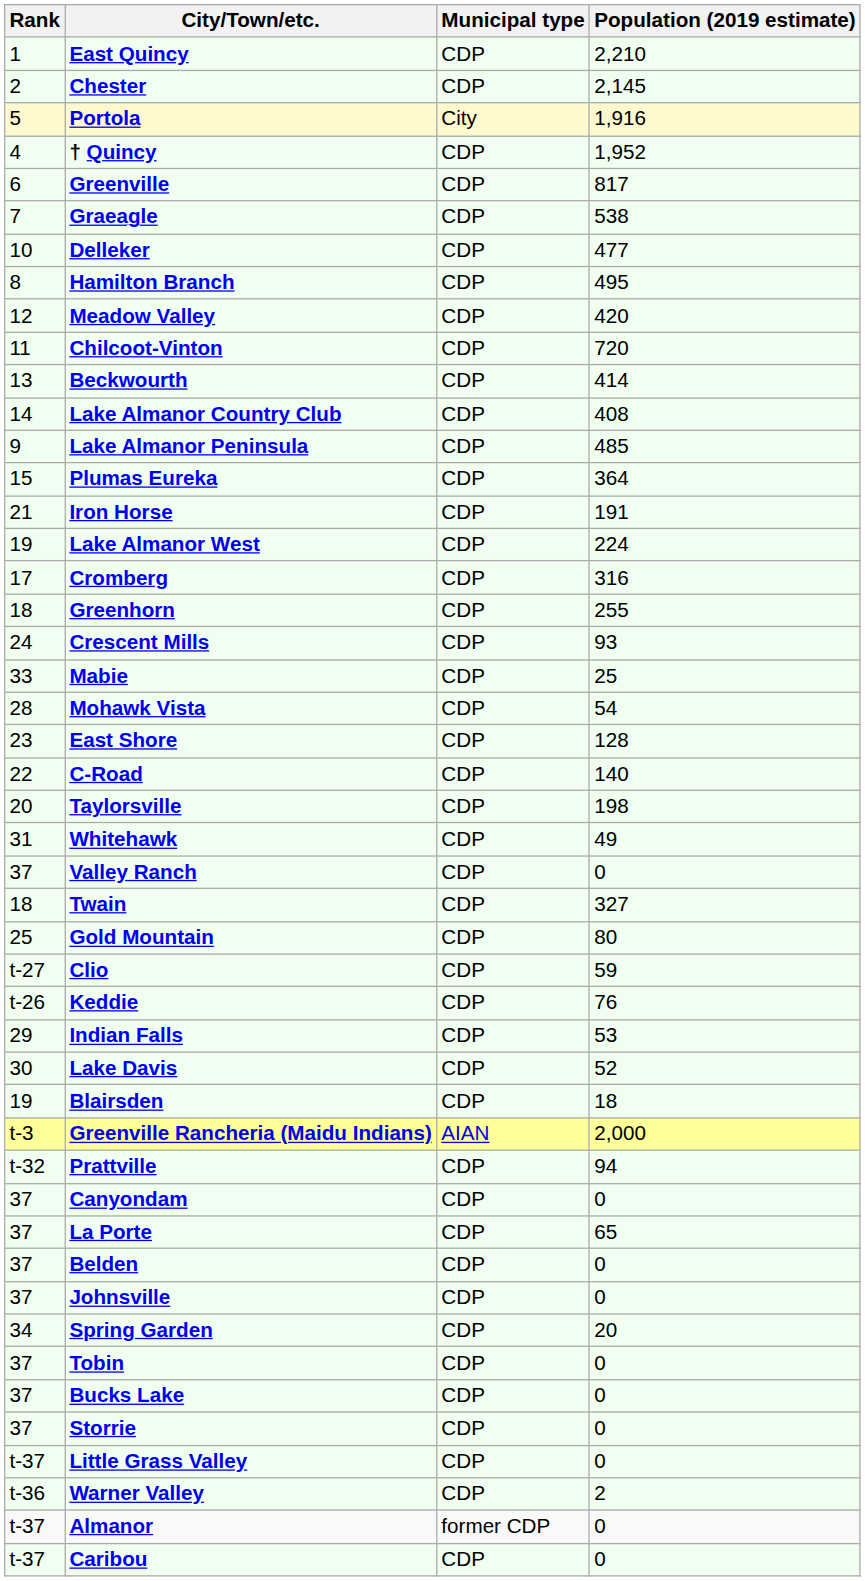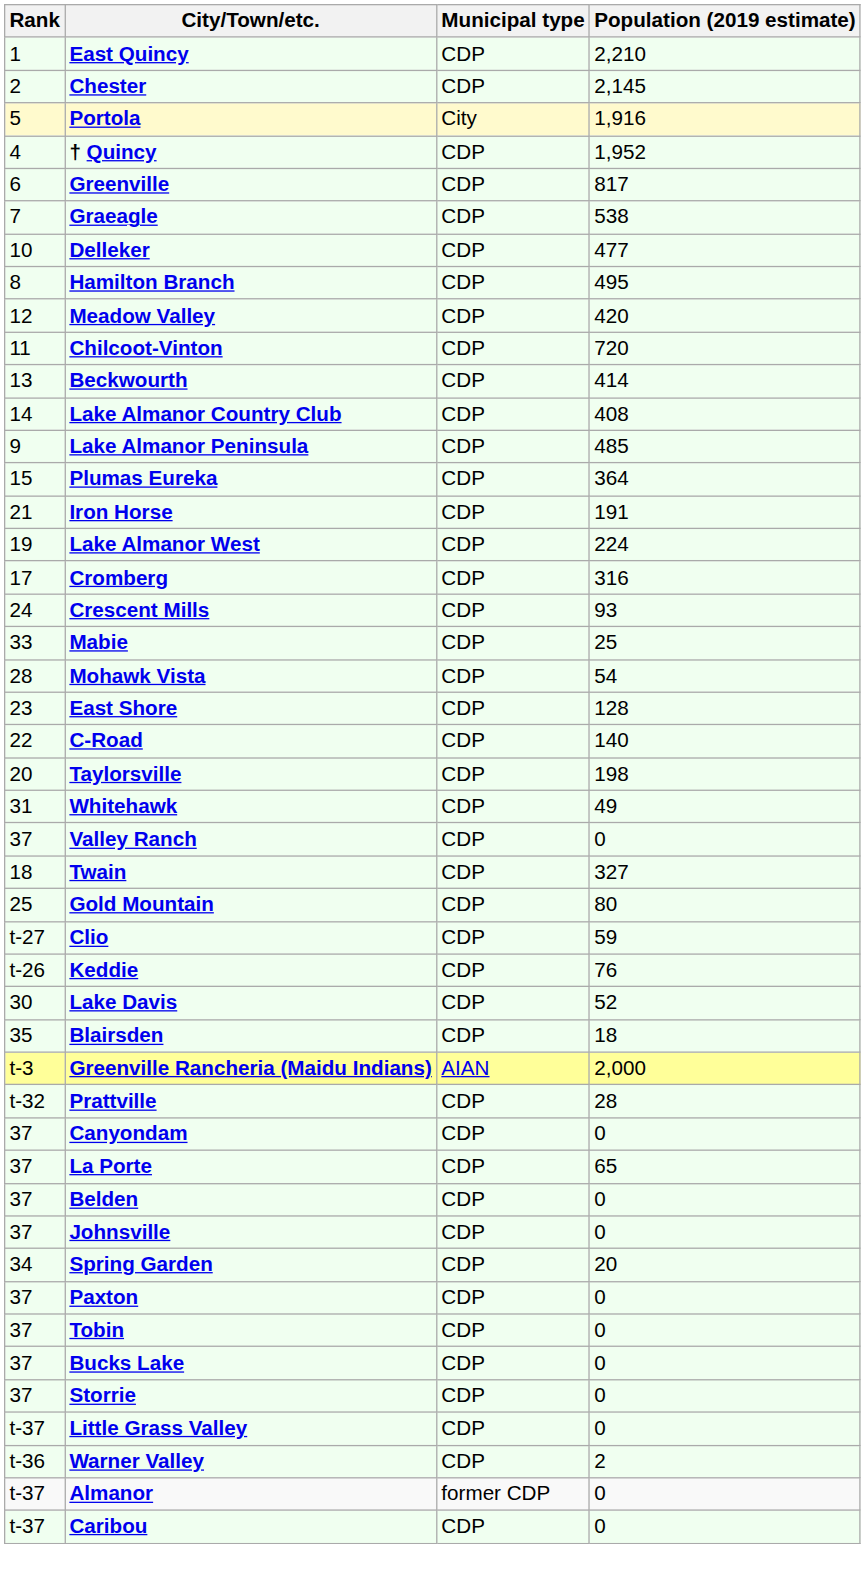- row: (122, 610)
- row: (126, 1035)
(21, 1101) 19 -> (21, 1035) 35
(606, 1166) 94 -> (606, 1101) 28
+ row: (104, 1297)
